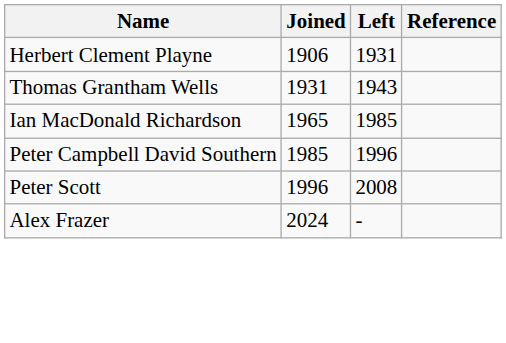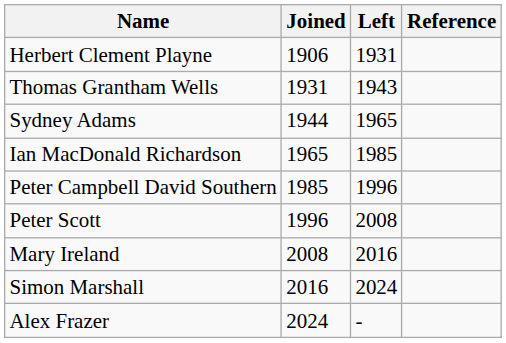+ row: (73, 120)
+ row: (64, 253)
+ row: (77, 287)
